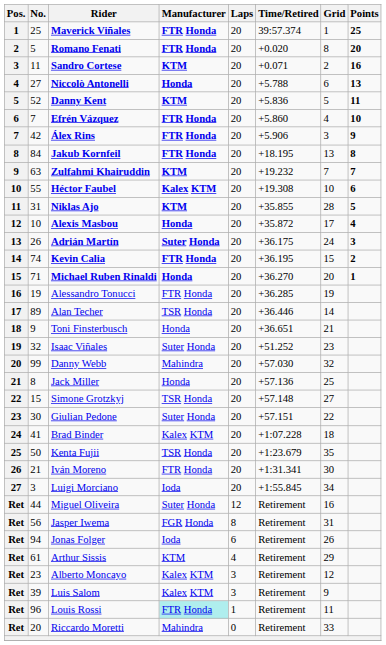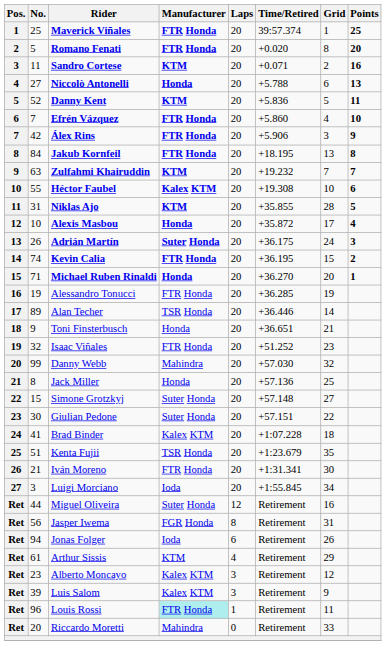(188, 346) Suter Honda -> (187, 346) FTR Honda
(187, 399) TSR Honda -> (188, 399) Suter Honda
(36, 452) 50 -> (36, 452) 51
